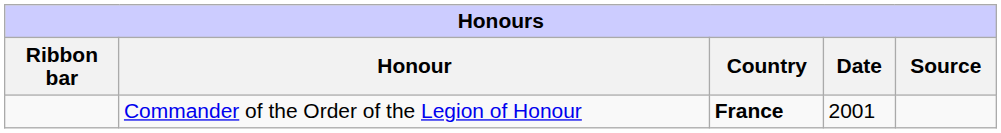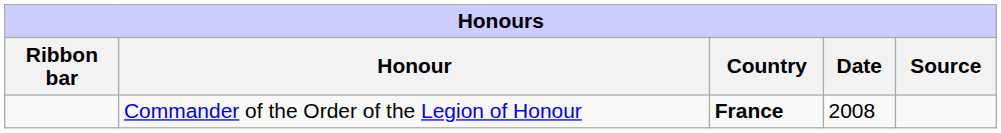(852, 111) 2001 -> (852, 111) 2008
